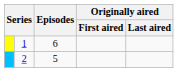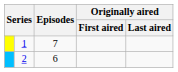(55, 43) 6 -> (55, 43) 7
(55, 59) 5 -> (55, 59) 6
